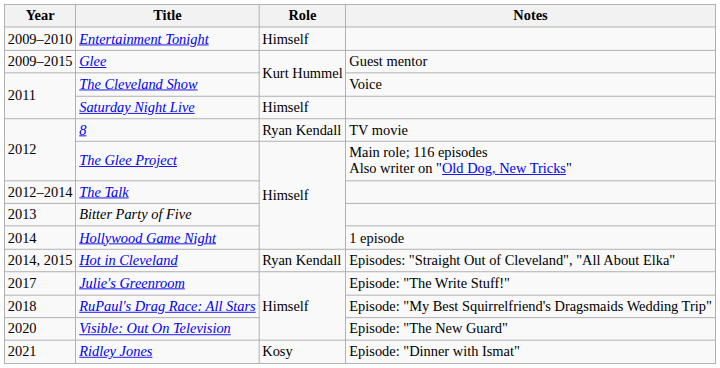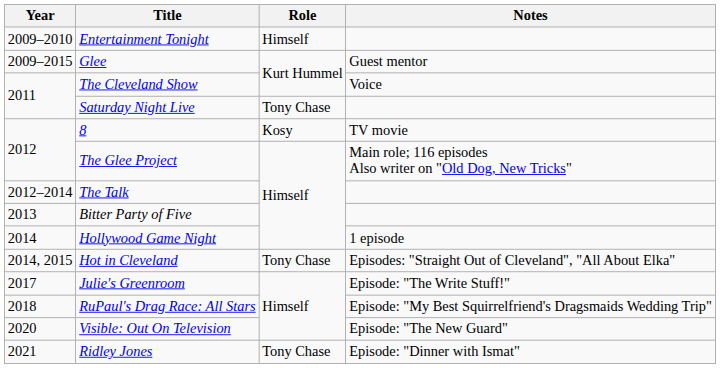(285, 107) Himself -> (296, 107) Tony Chase
(302, 130) Ryan Kendall -> (277, 130) Kosy
(302, 260) Ryan Kendall -> (296, 260) Tony Chase
(277, 351) Kosy -> (296, 351) Tony Chase
